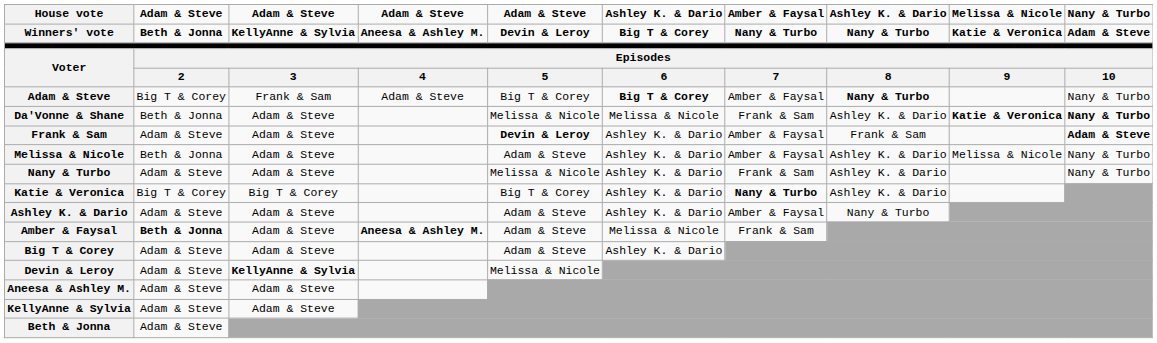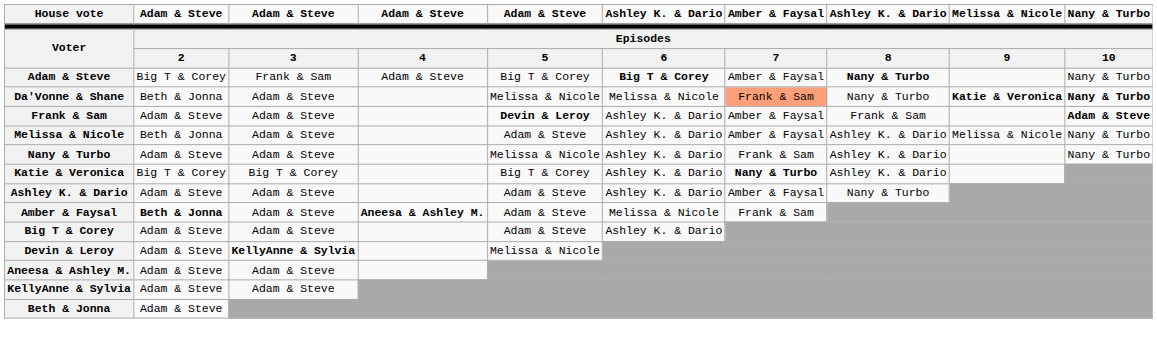- row: (69, 33)
(776, 116) no background -> (776, 96) lightsalmon background
(888, 116) Ashley K. & Dario -> (888, 96) Nany & Turbo
